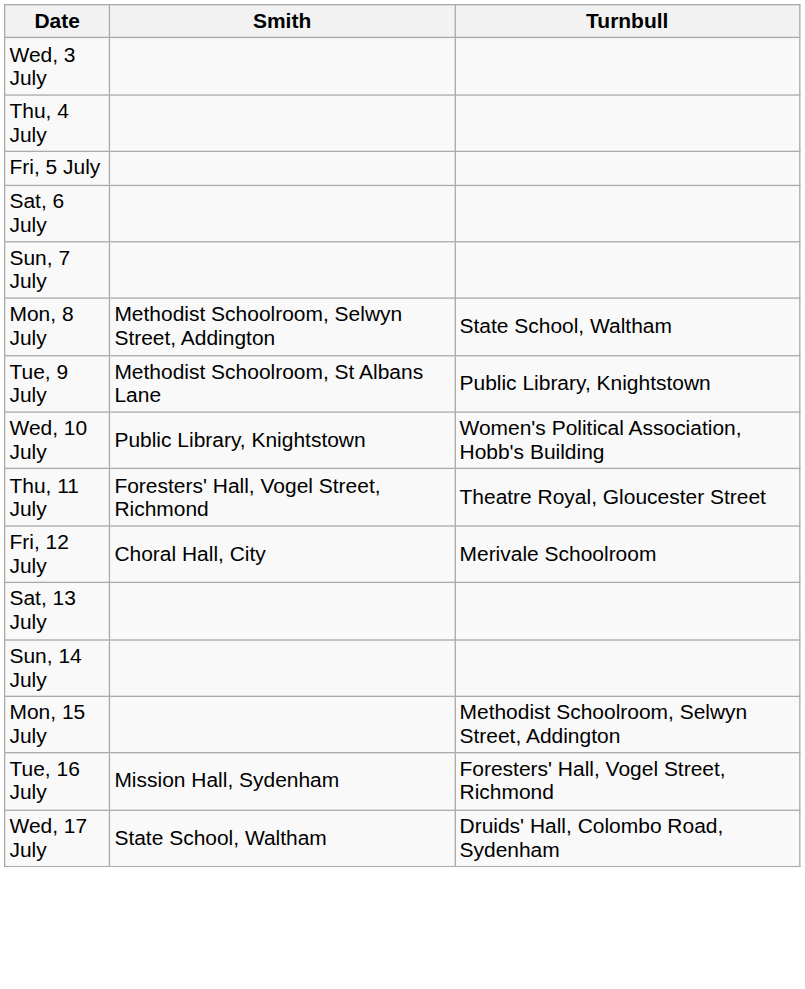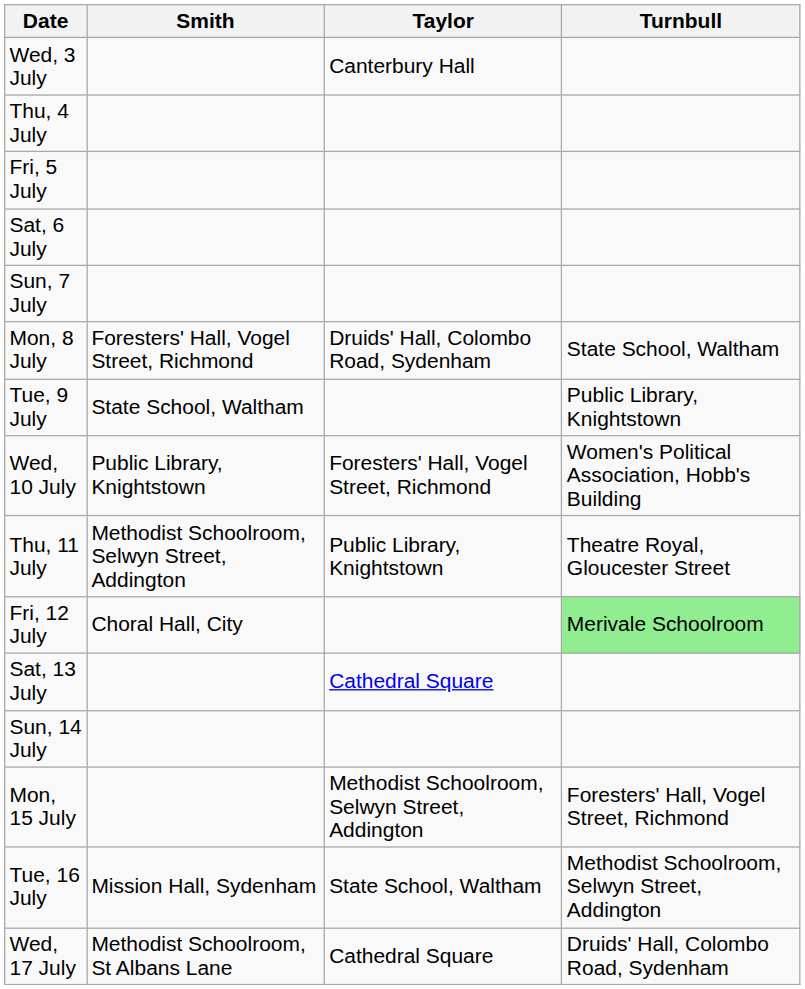+ column: (443, 21)
(258, 326) Methodist Schoolroom, Selwyn Street, Addington -> (191, 350) Foresters' Hall, Vogel Street, Richmond
(269, 383) Methodist Schoolroom, St Albans Lane -> (198, 407) State School, Waltham
(247, 497) Foresters' Hall, Vogel Street, Richmond -> (199, 556) Methodist Schoolroom, Selwyn Street, Addington
(558, 553) no background -> (665, 624) lightgreen background
(603, 724) Methodist Schoolroom, Selwyn Street, Addington -> (666, 806) Foresters' Hall, Vogel Street, Richmond
(593, 781) Foresters' Hall, Vogel Street, Richmond -> (674, 887) Methodist Schoolroom, Selwyn Street, Addington
(221, 838) State School, Waltham -> (199, 955) Methodist Schoolroom, St Albans Lane
